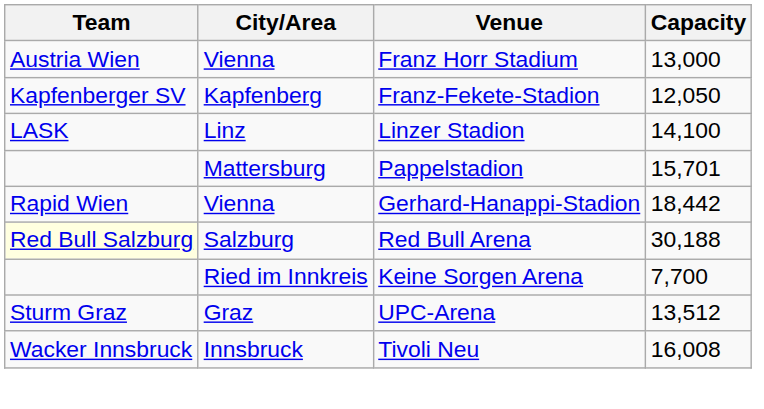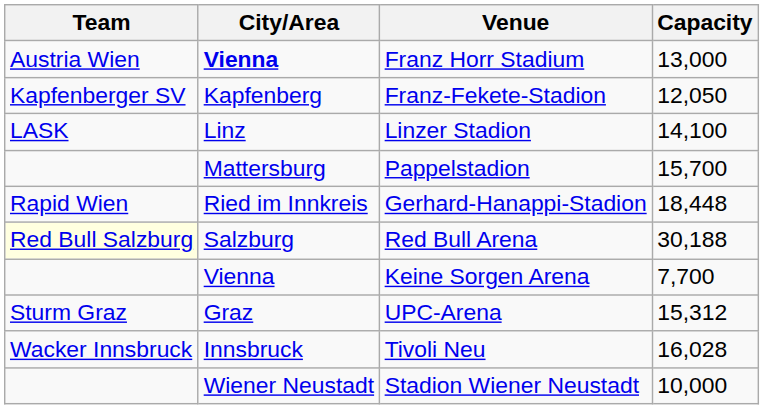(239, 58) normal -> (241, 58) bold
(686, 167) 15,701 -> (692, 167) 15,700
(239, 204) Vienna -> (286, 204) Ried im Innkreis
(686, 204) 18,442 -> (692, 204) 18,448
(286, 276) Ried im Innkreis -> (239, 276) Vienna
(686, 312) 13,512 -> (692, 312) 15,312
(686, 349) 16,008 -> (692, 349) 16,028
+ row: (512, 385)
